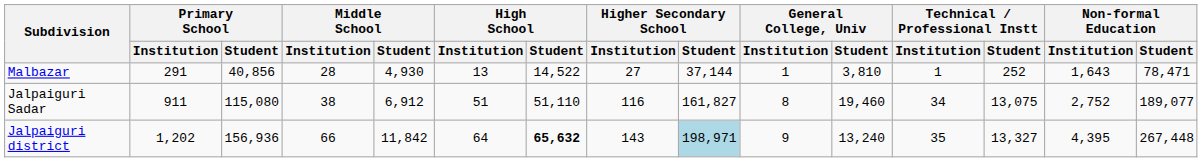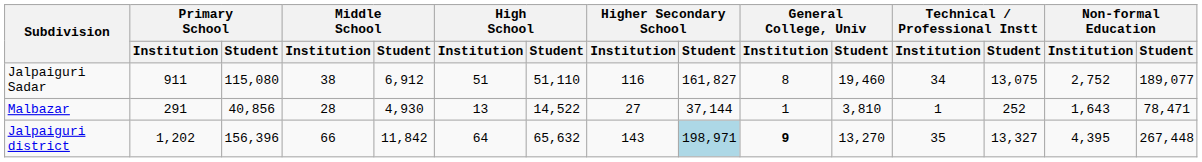rows swapped: (47, 102) <-> (39, 73)
(252, 138) 156,936 -> (252, 138) 156,396
(557, 138) bold -> (557, 138) normal
(785, 138) normal -> (785, 138) bold
(862, 138) 13,240 -> (862, 138) 13,270
